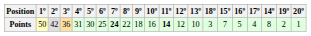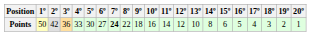columns swapped: (269, 10) <-> (210, 10)
(78, 24) 31 -> (78, 24) 33
(102, 24) 25 -> (102, 24) 27
(166, 24) bold -> (166, 24) normal
(225, 24) 7 -> (225, 24) 6
